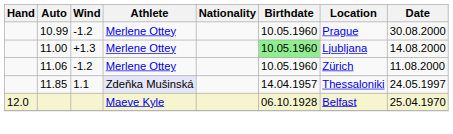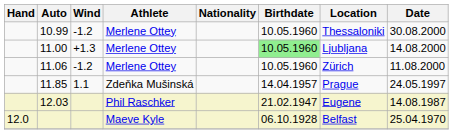(340, 31) Prague -> (353, 31) Thessaloniki
(150, 84) lavender background -> (150, 84) no background
(353, 84) Thessaloniki -> (340, 84) Prague
+ row: (54, 102)
